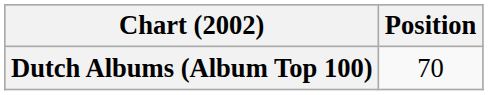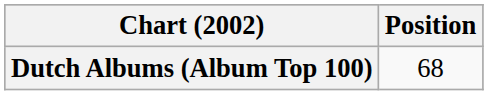(431, 67) 70 -> (431, 67) 68
